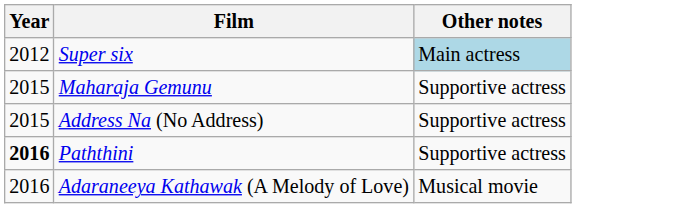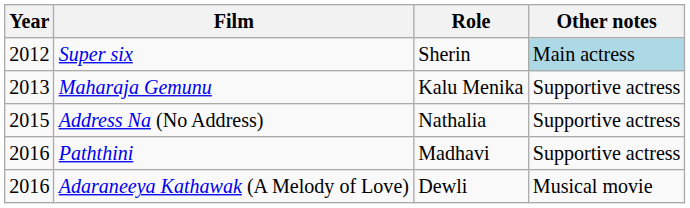+ column: (471, 21)
(29, 87) 2015 -> (29, 87) 2013
(29, 153) bold -> (29, 153) normal
